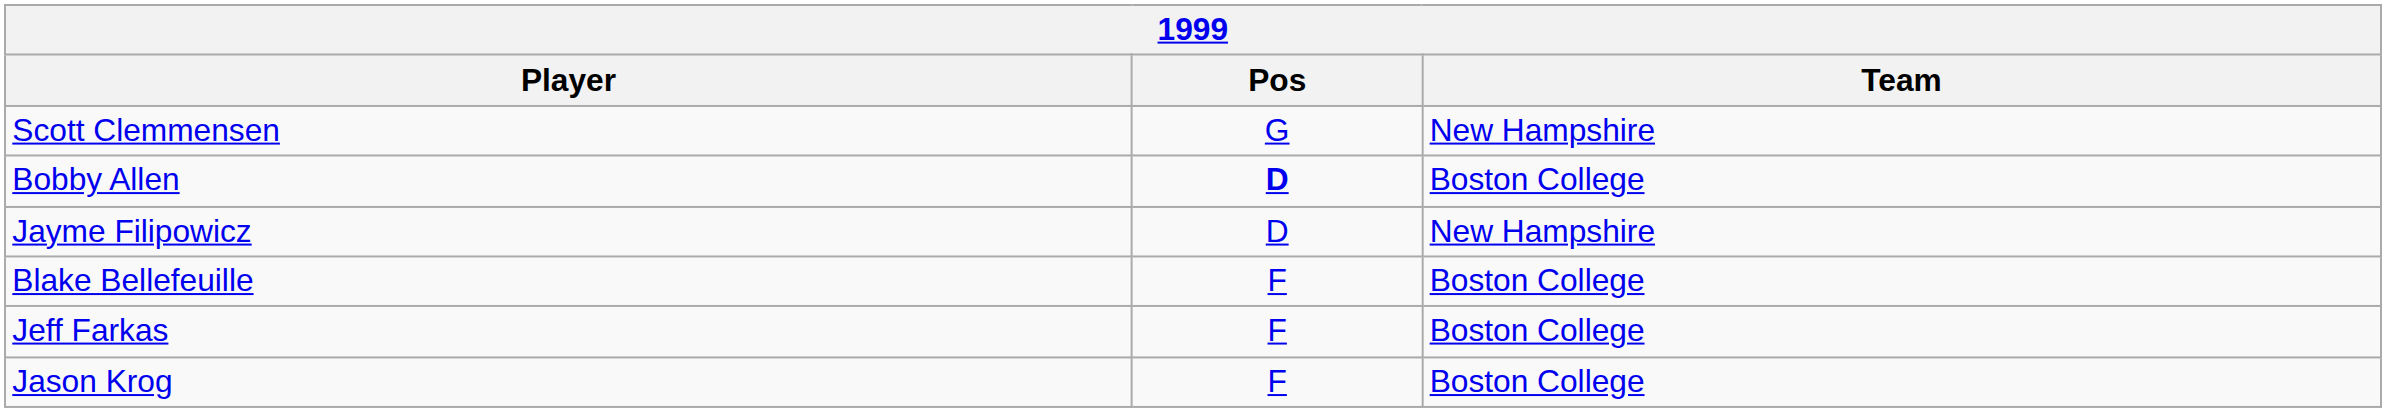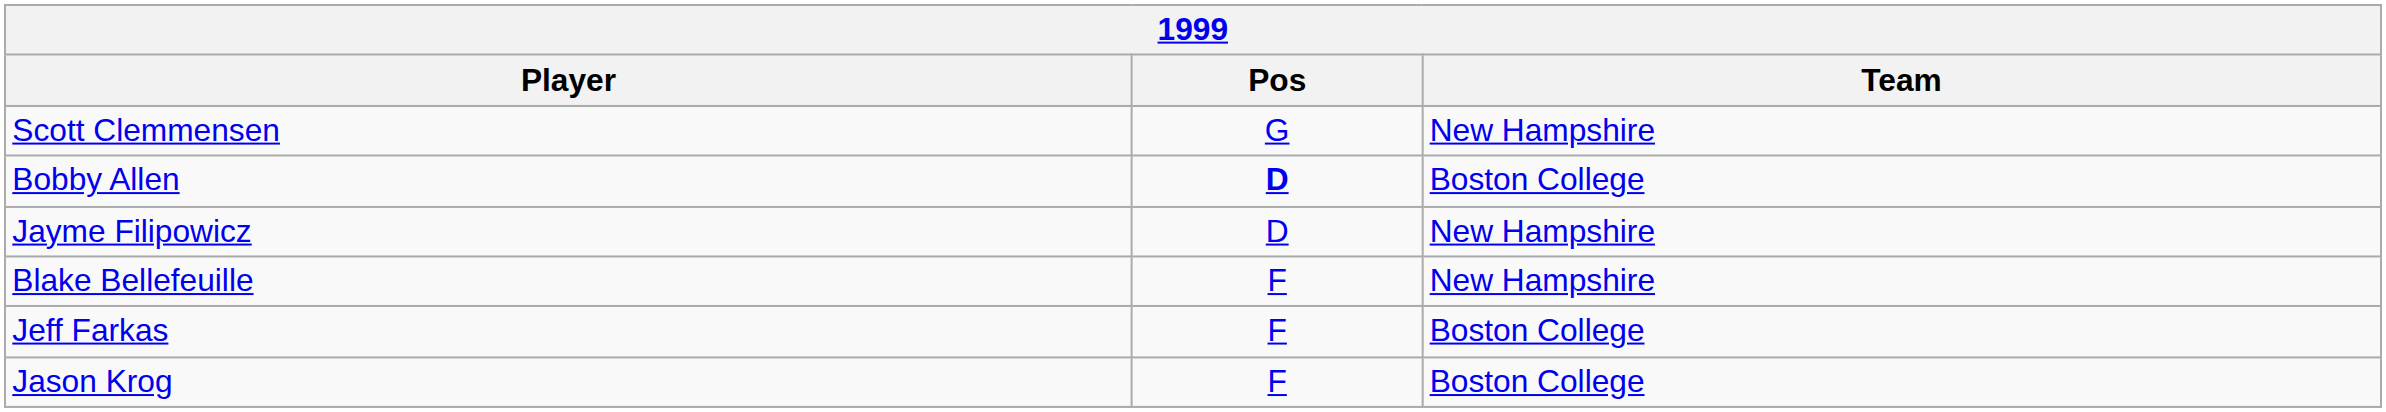(1537, 280) Boston College -> (1542, 280) New Hampshire
